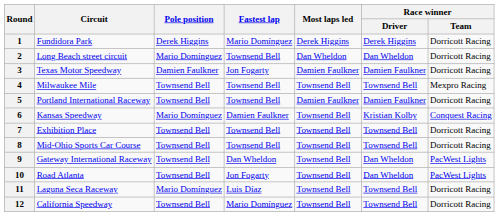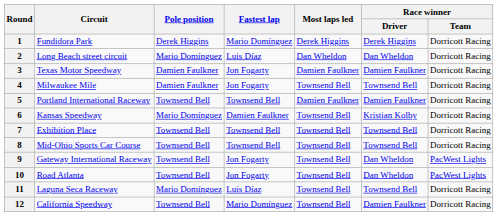(253, 55) Townsend Bell -> (244, 55) Luis Díaz
(183, 85) Townsend Bell -> (187, 85) Damien Faulkner
(253, 85) Townsend Bell -> (248, 85) Jon Fogarty
(458, 85) Mexpro Racing -> (460, 85) Dorricott Racing
(461, 115) Conquest Racing -> (460, 115) Dorricott Racing
(251, 159) Dan Wheldon -> (248, 159) Jon Fogarty
(390, 204) Townsend Bell -> (395, 204) Damien Faulkner
